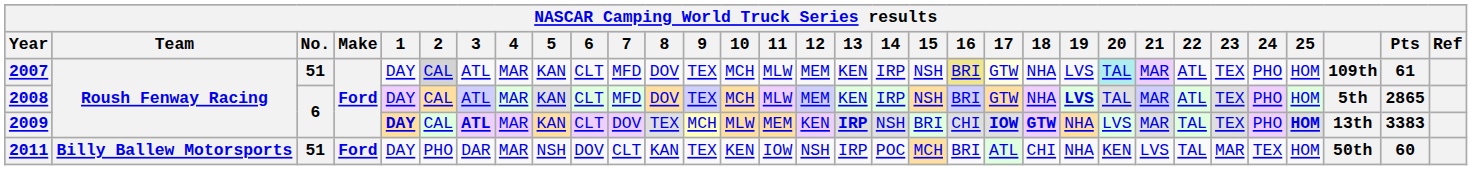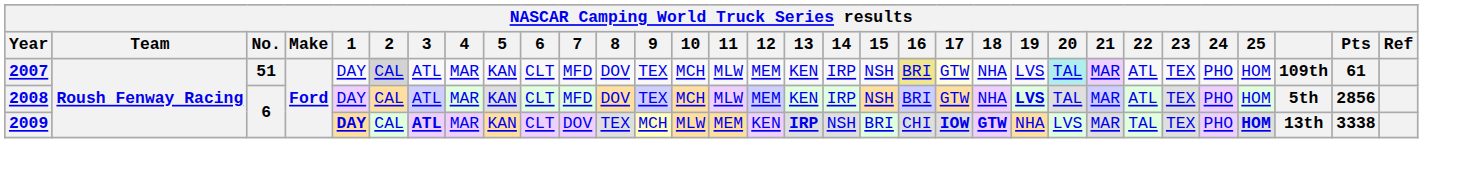(1405, 98) 2865 -> (1356, 98) 2856
(1405, 125) 3383 -> (1356, 125) 3338
- row: (29, 151)
